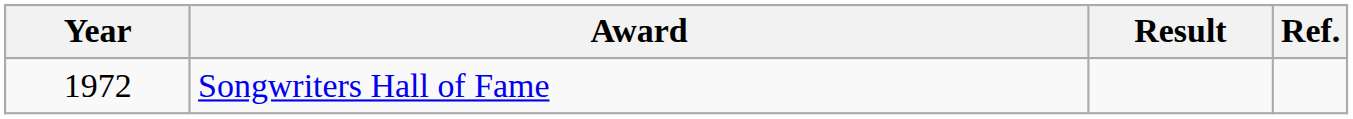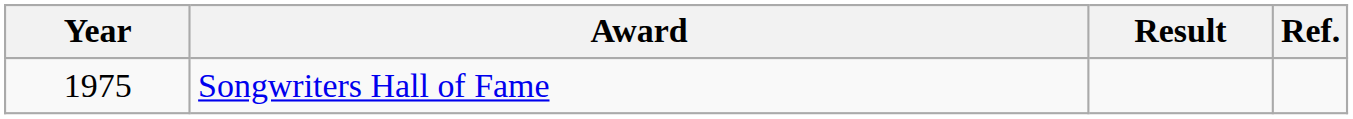(98, 85) 1972 -> (98, 85) 1975
